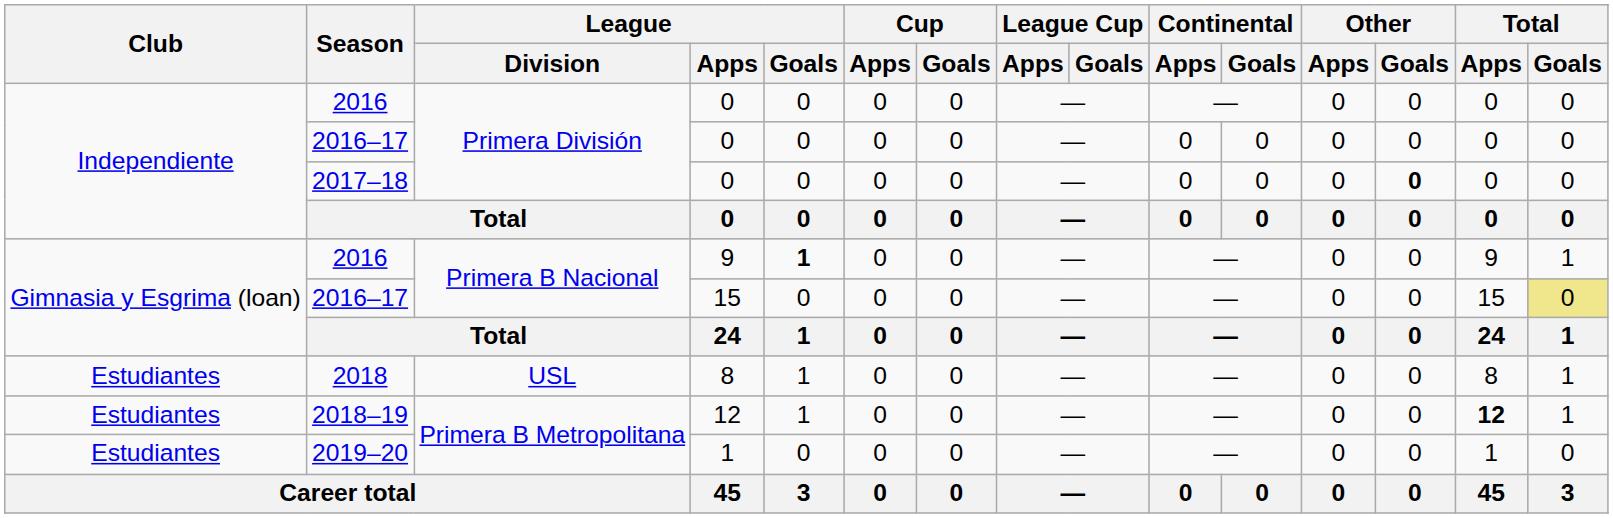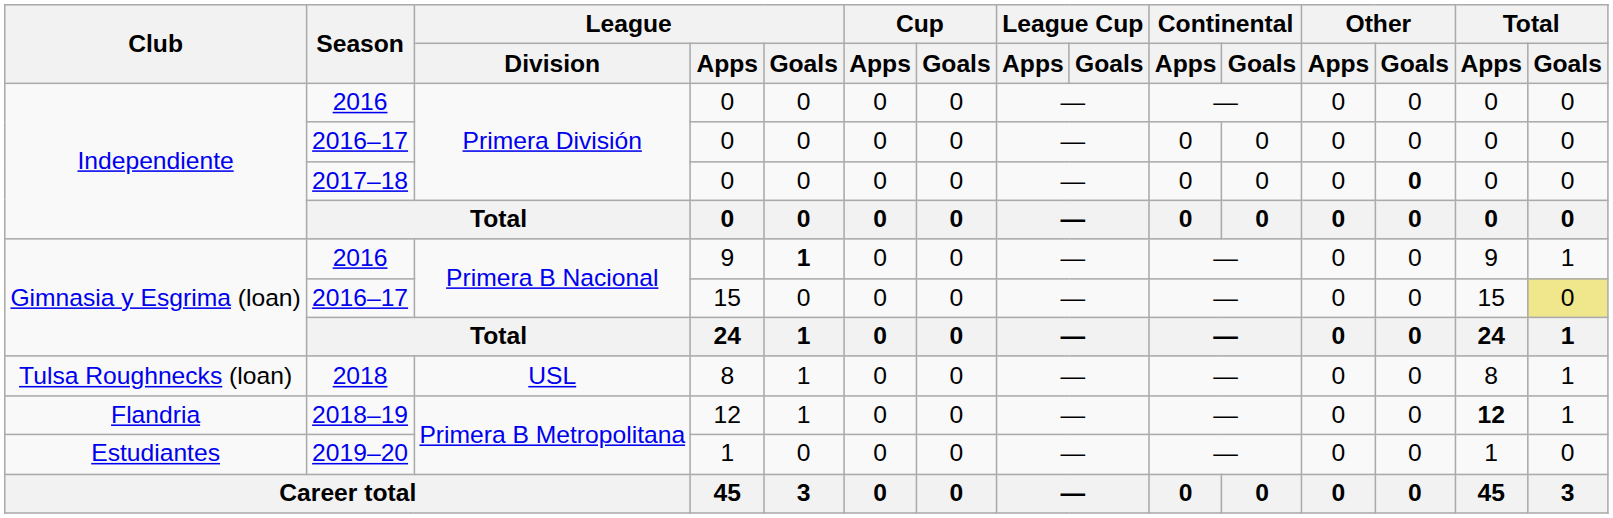(156, 375) Estudiantes -> (156, 375) Tulsa Roughnecks (loan)
(156, 414) Estudiantes -> (156, 414) Flandria
